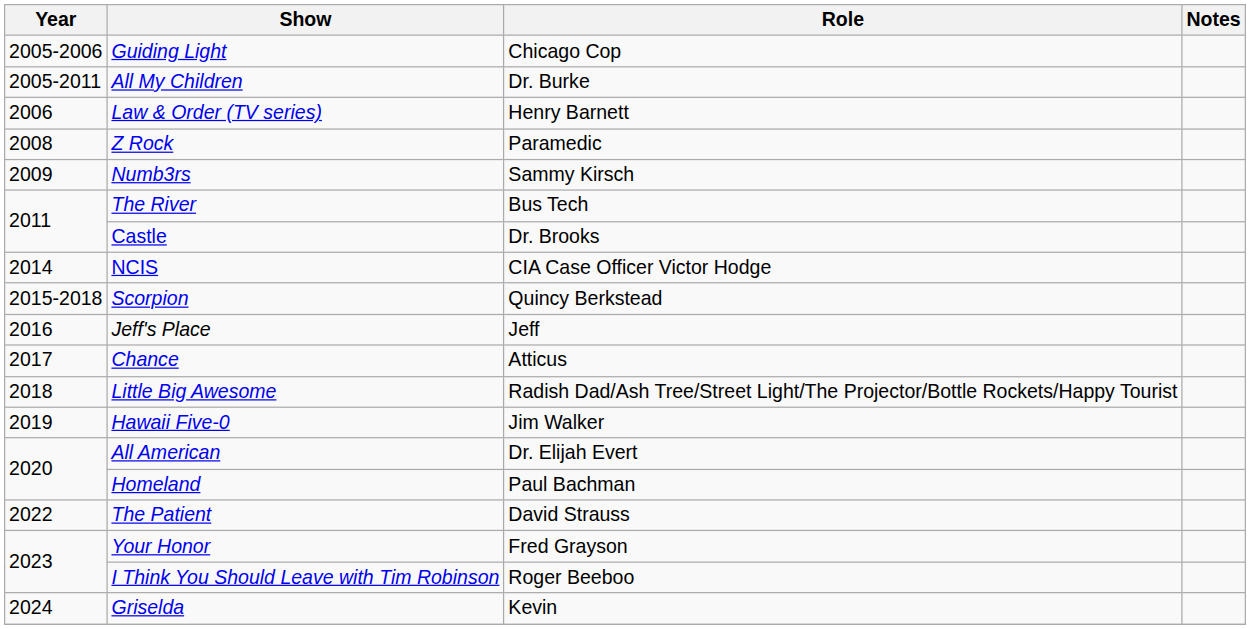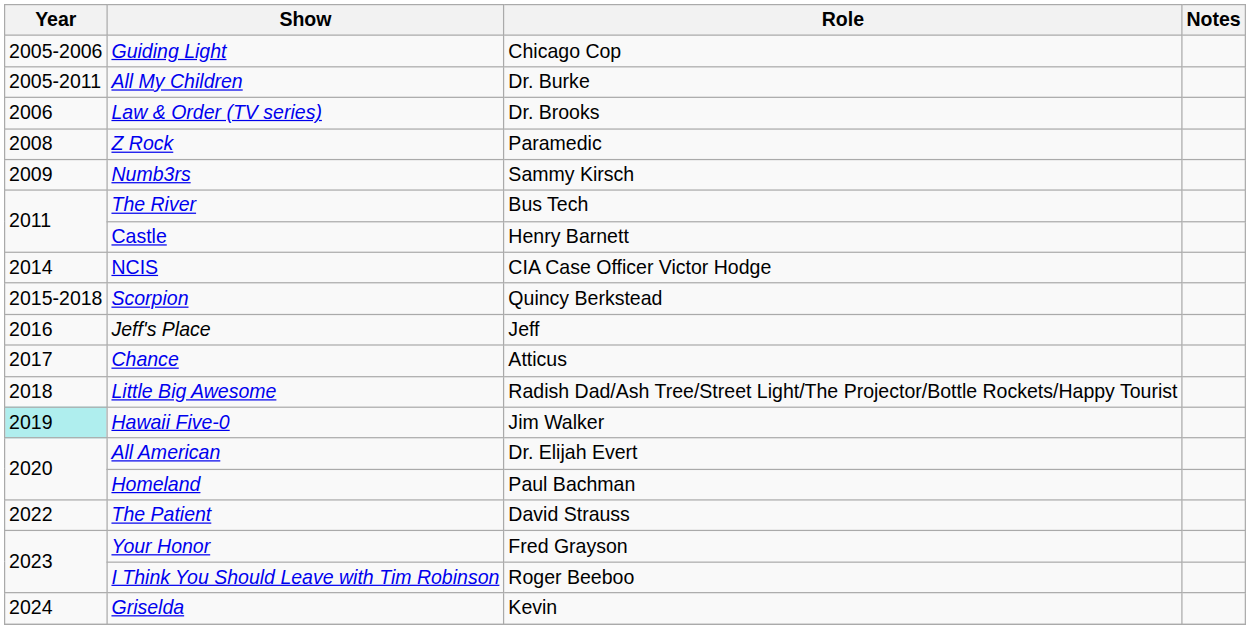(569, 112) Henry Barnett -> (554, 112) Dr. Brooks
(554, 236) Dr. Brooks -> (569, 236) Henry Barnett
(31, 422) no background -> (31, 422) paleturquoise background
